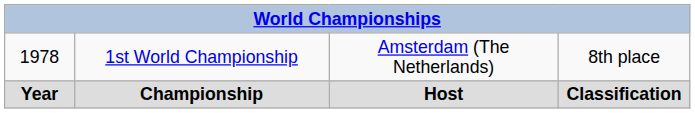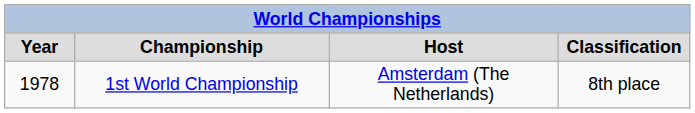rows swapped: (40, 95) <-> (40, 57)
